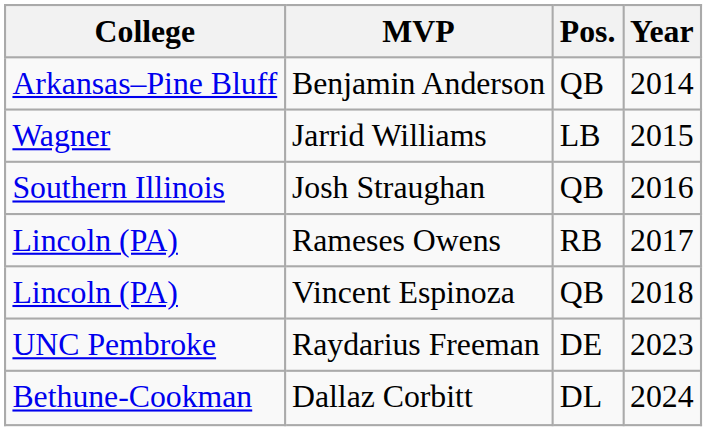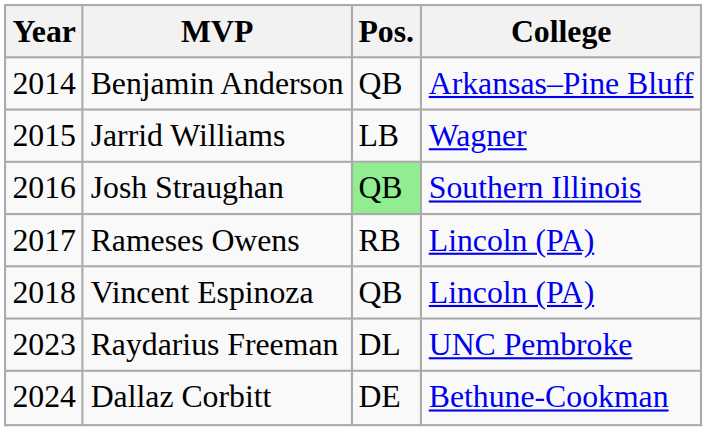columns swapped: (662, 30) <-> (145, 30)
(582, 188) no background -> (381, 188) lightgreen background
(581, 345) DE -> (380, 345) DL
(581, 397) DL -> (380, 397) DE
